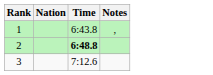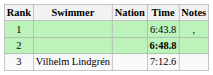+ column: (73, 12)
